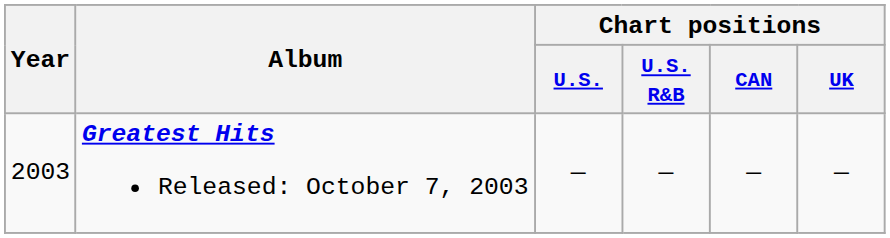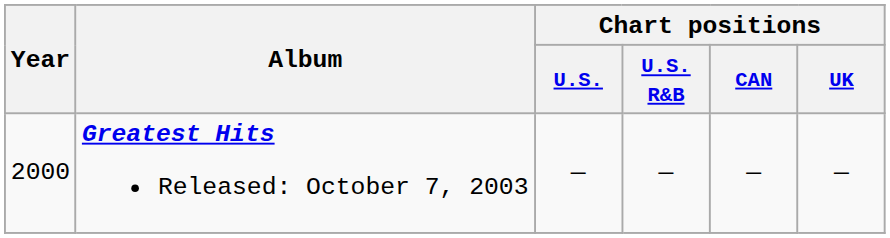(40, 173) 2003 -> (40, 173) 2000
